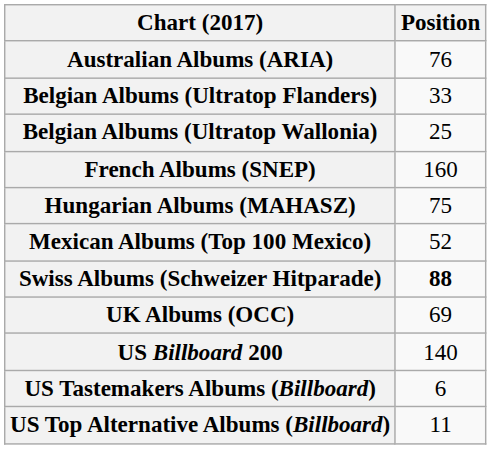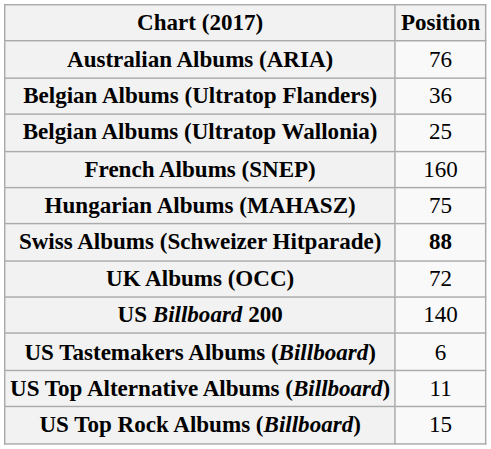(441, 95) 33 -> (441, 95) 36
- row: (200, 242)
(441, 315) 69 -> (441, 278) 72
+ row: (200, 424)
